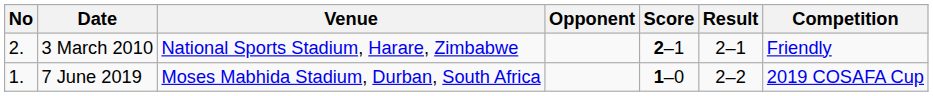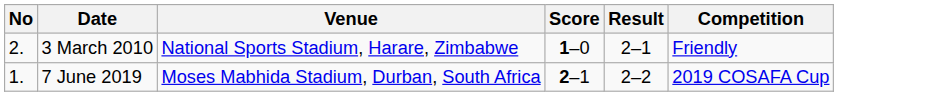- column: (592, 18)
(669, 47) 2–1 -> (574, 47) 1–0
(669, 76) 1–0 -> (574, 76) 2–1
